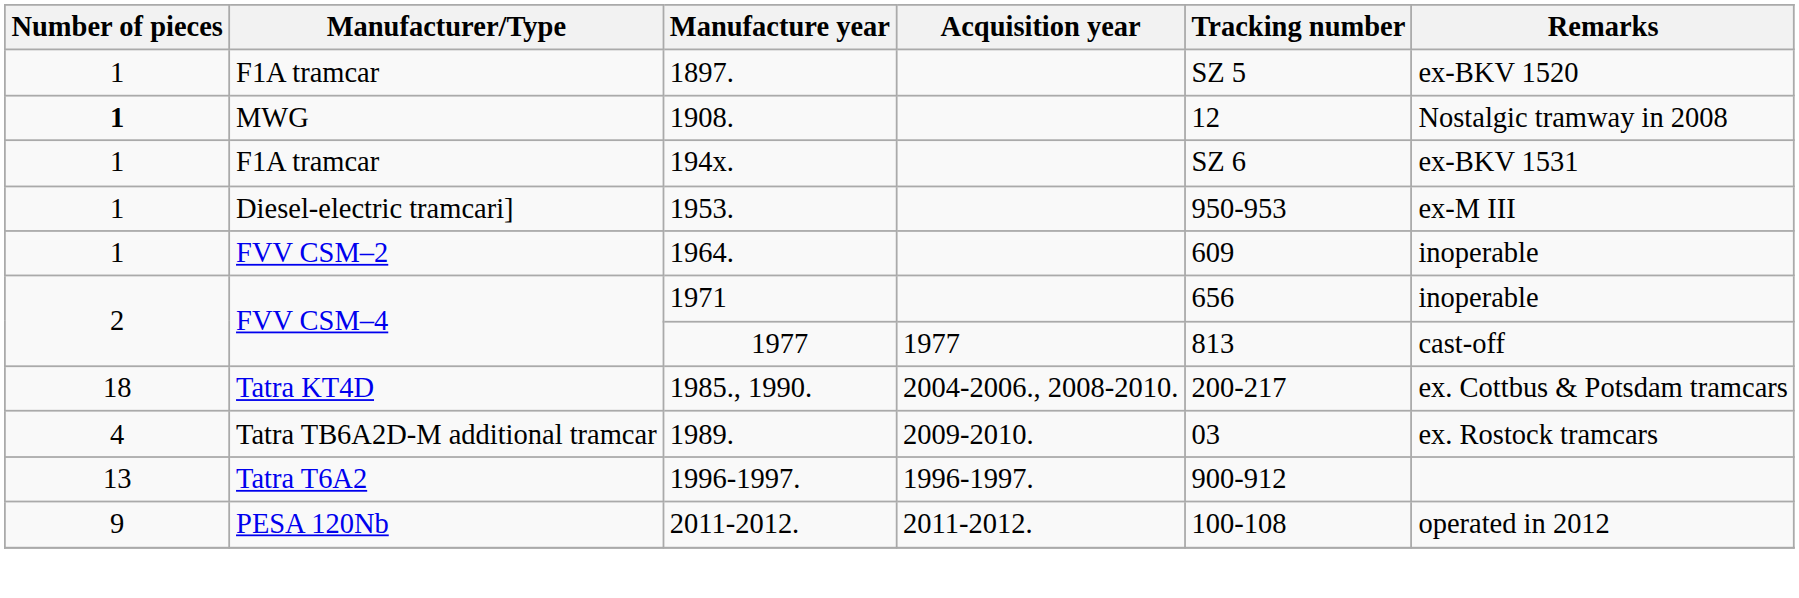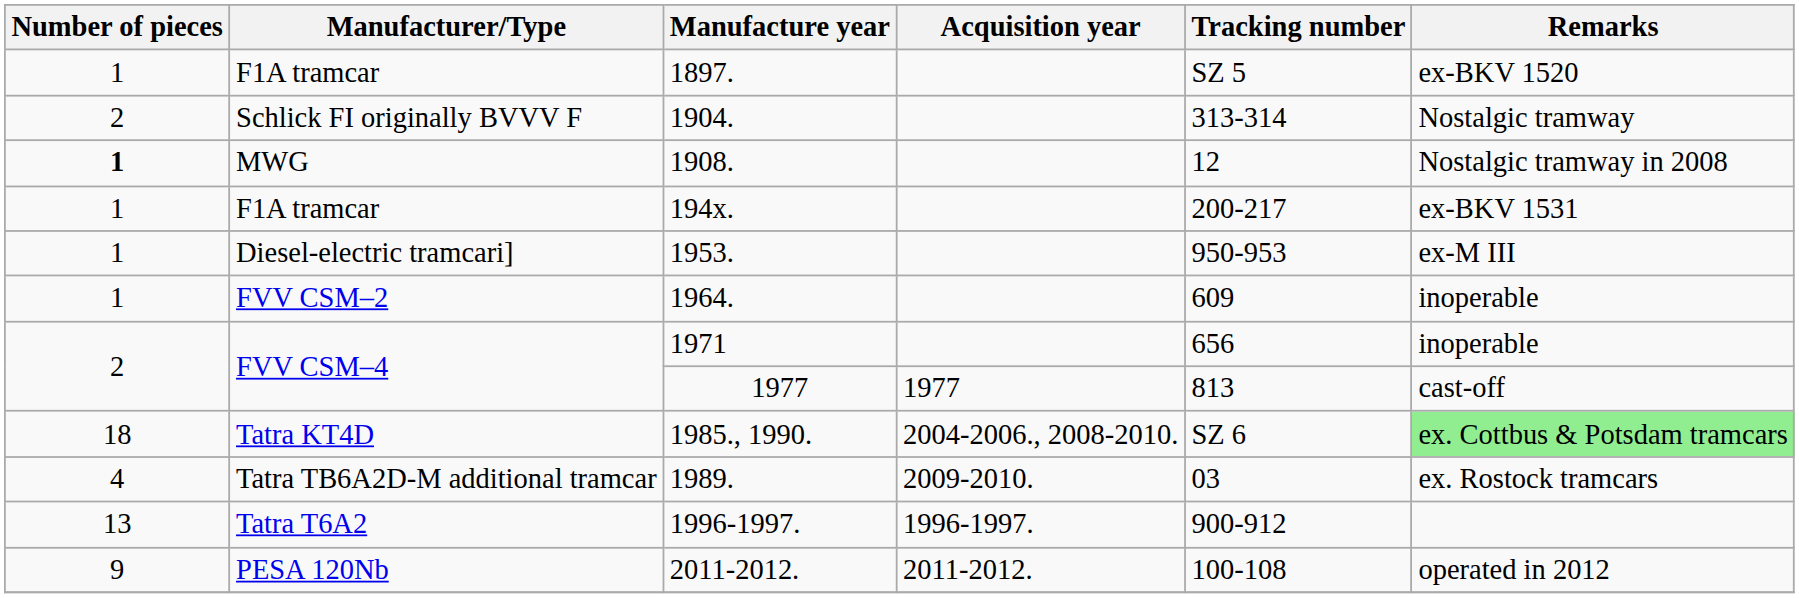+ row: (702, 117)
(1219, 162) SZ 6 -> (1239, 207) 200-217
(1239, 388) 200-217 -> (1219, 433) SZ 6
(1603, 388) no background -> (1603, 433) lightgreen background
